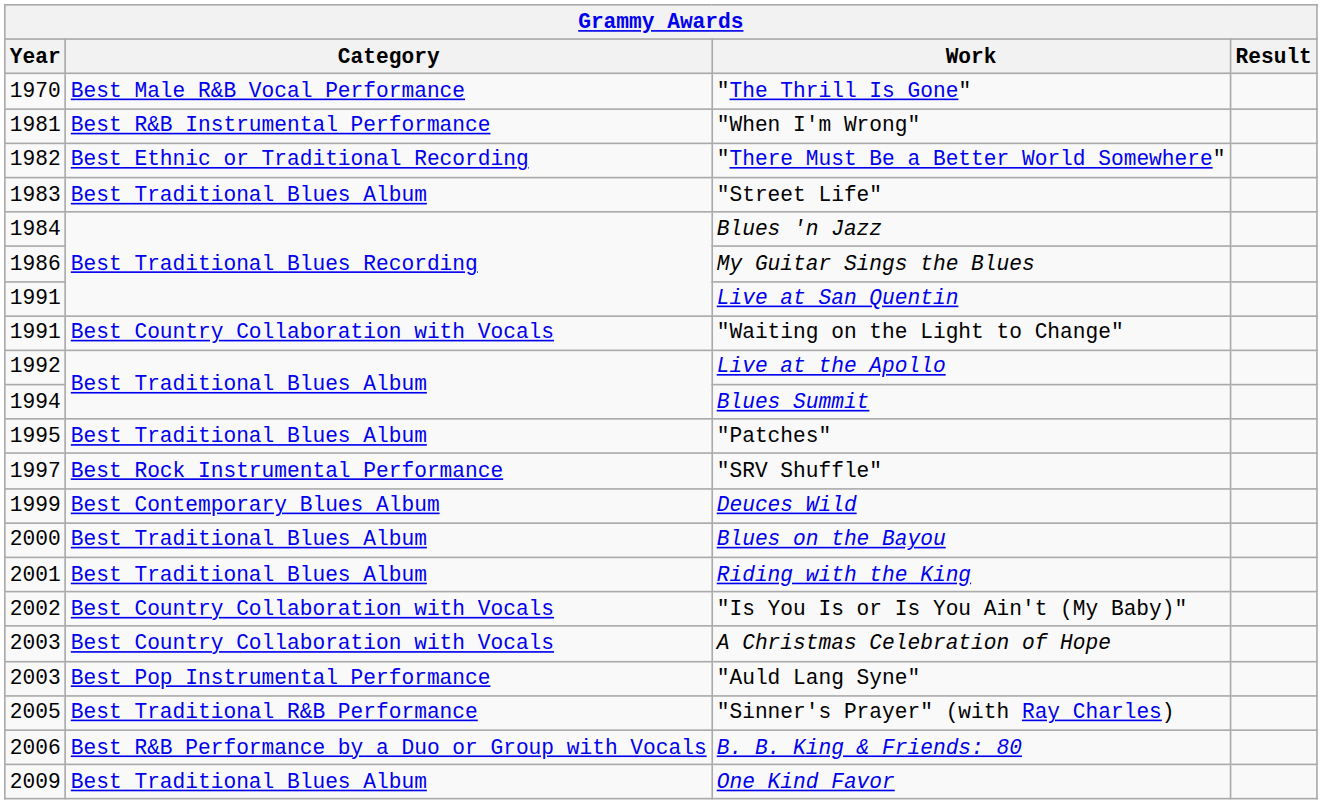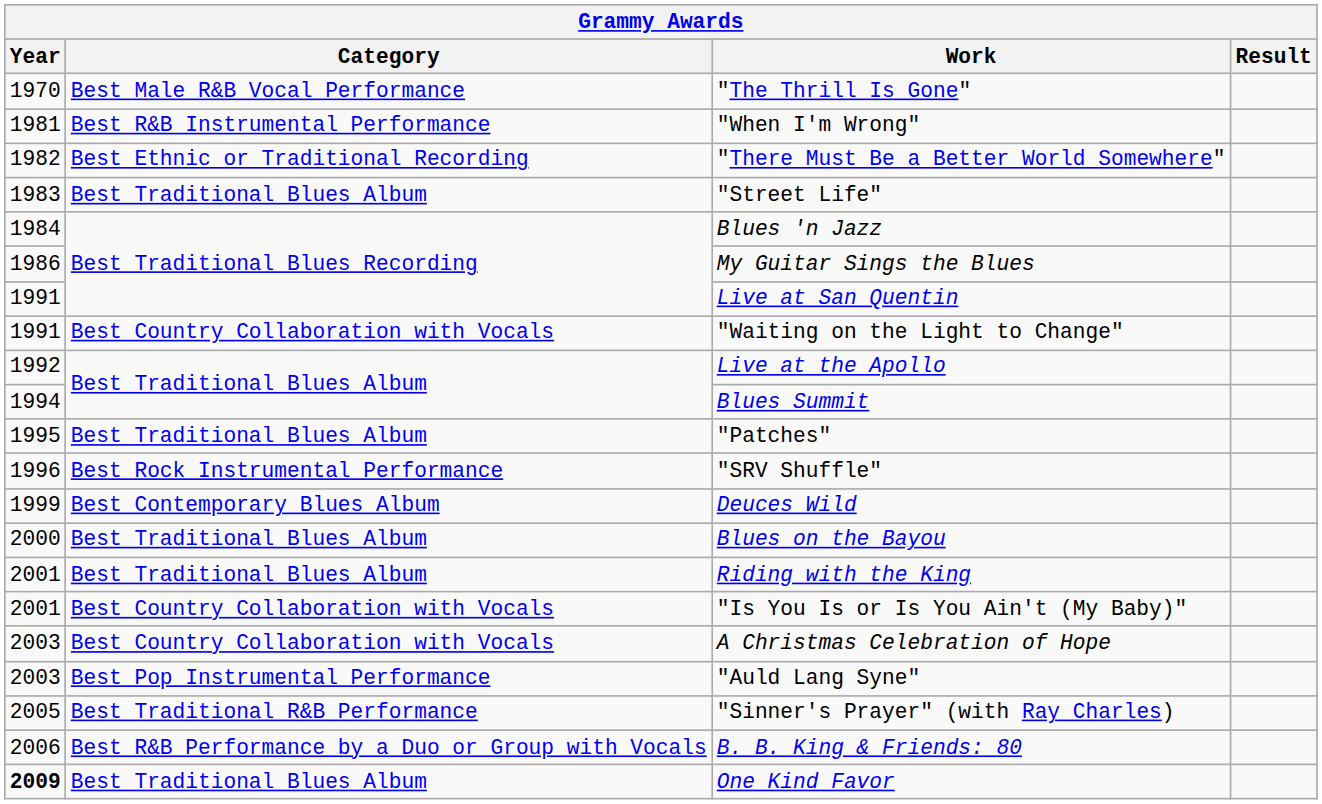(35, 471) 1997 -> (35, 471) 1996
(35, 609) 2002 -> (35, 609) 2001
(35, 782) normal -> (35, 782) bold
